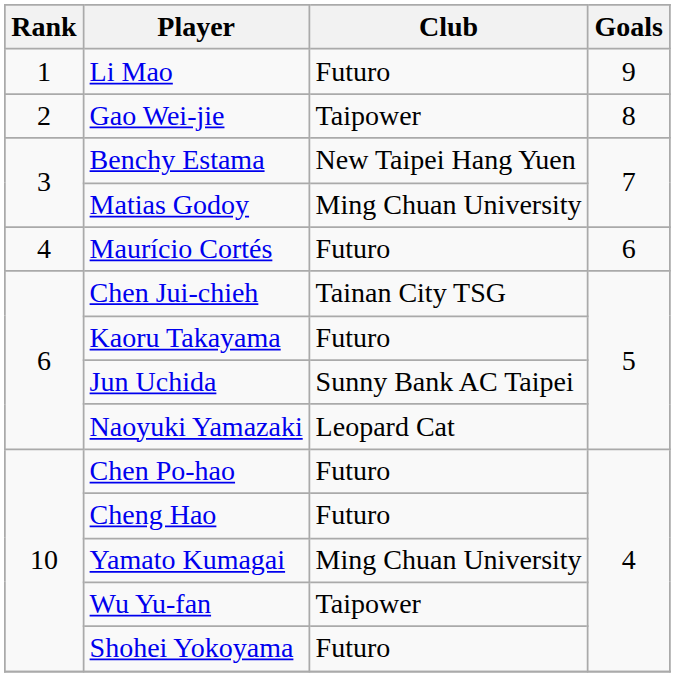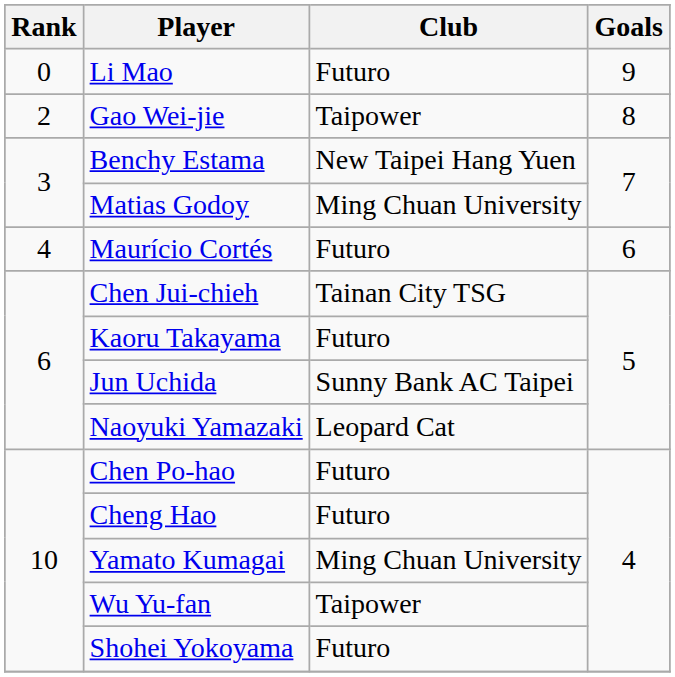(44, 71) 1 -> (44, 71) 0
